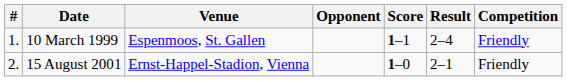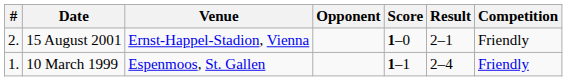rows swapped: (72, 40) <-> (74, 64)
